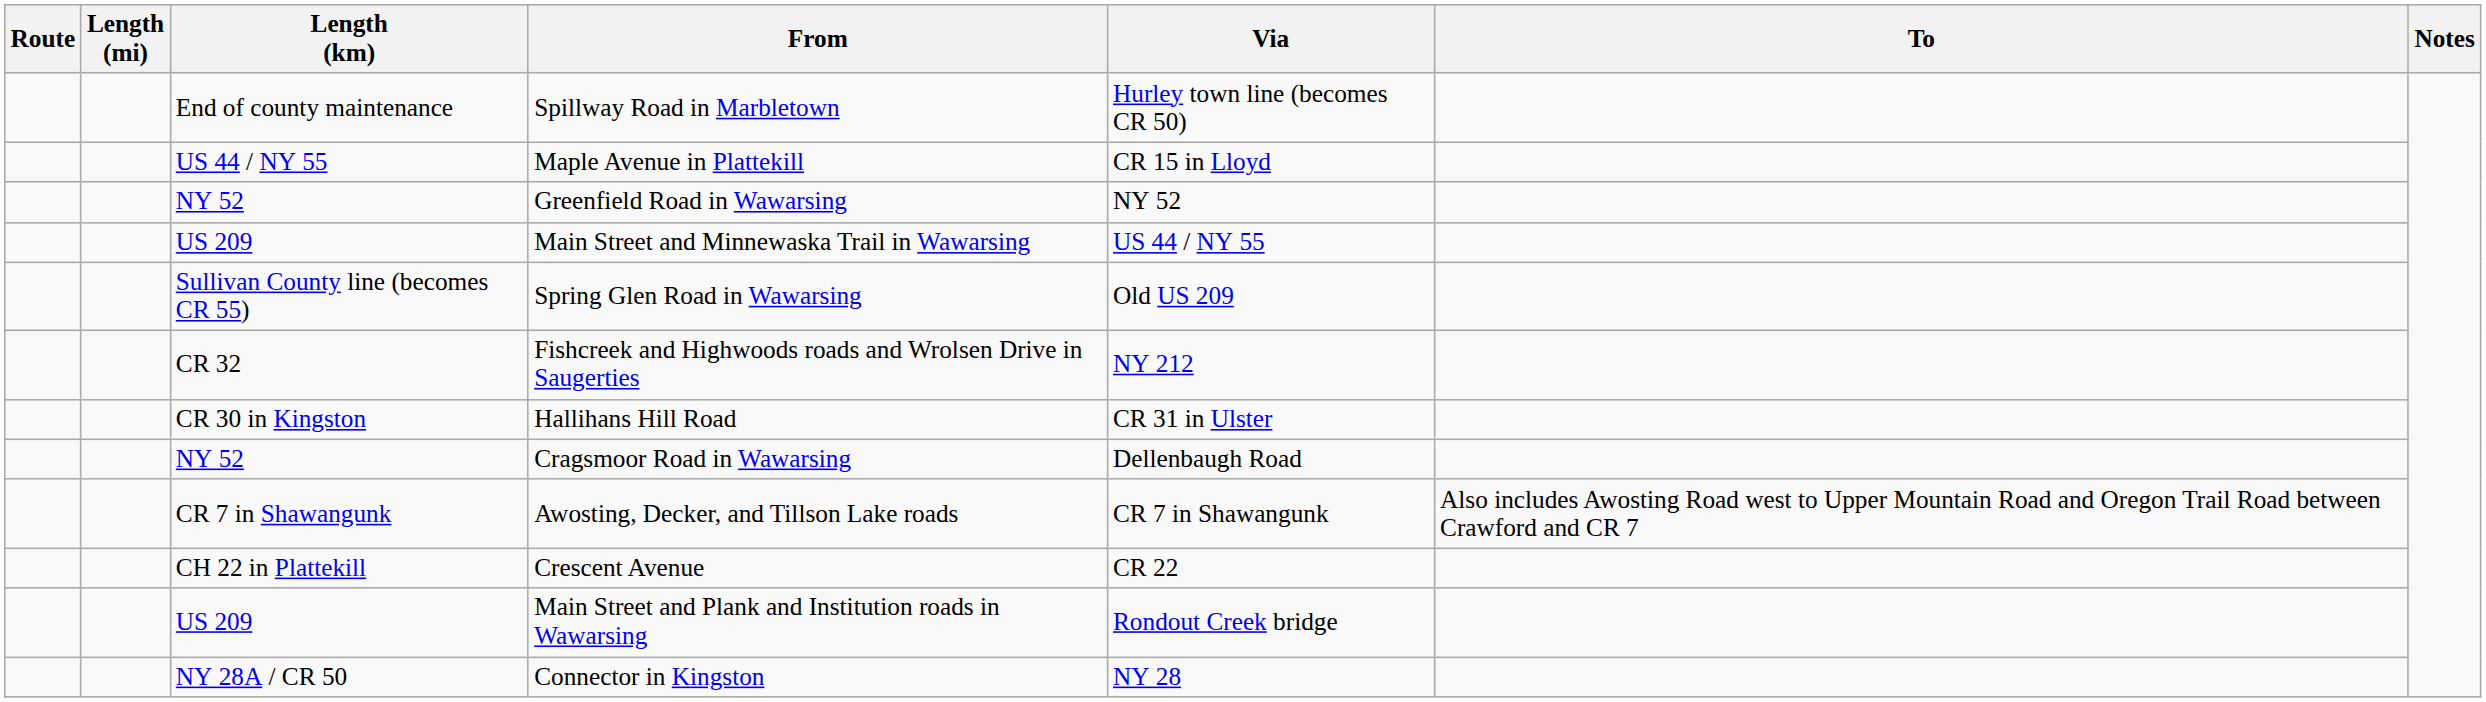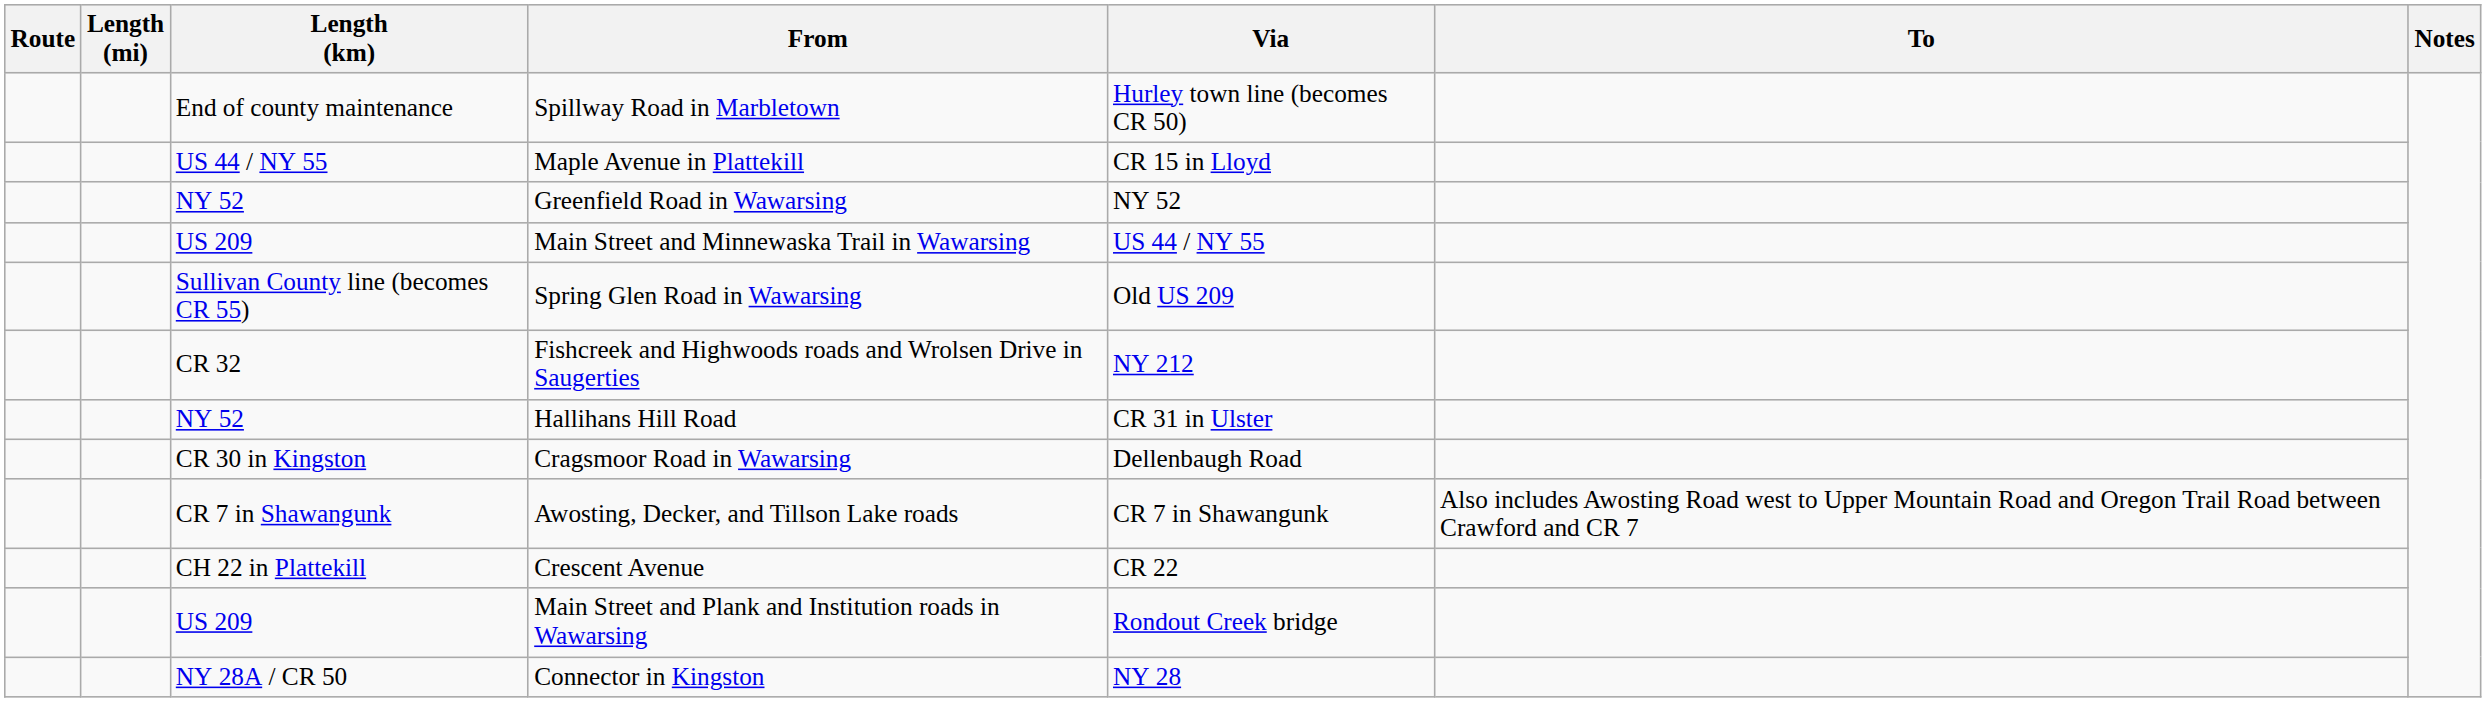(271, 418) CR 30 in Kingston -> (210, 418) NY 52
(210, 459) NY 52 -> (271, 459) CR 30 in Kingston
